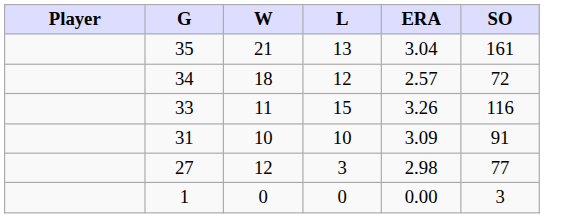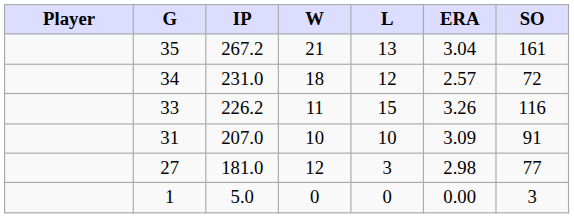+ column: (242, 19)
